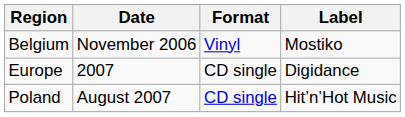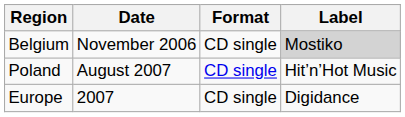(222, 44) Vinyl -> (241, 44) CD single
(314, 44) no background -> (314, 44) lightgrey background
rows swapped: (35, 97) <-> (35, 71)
